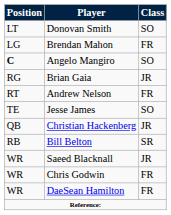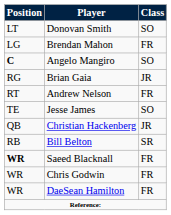(15, 158) normal -> (15, 158) bold
(146, 158) JR -> (147, 158) FR
